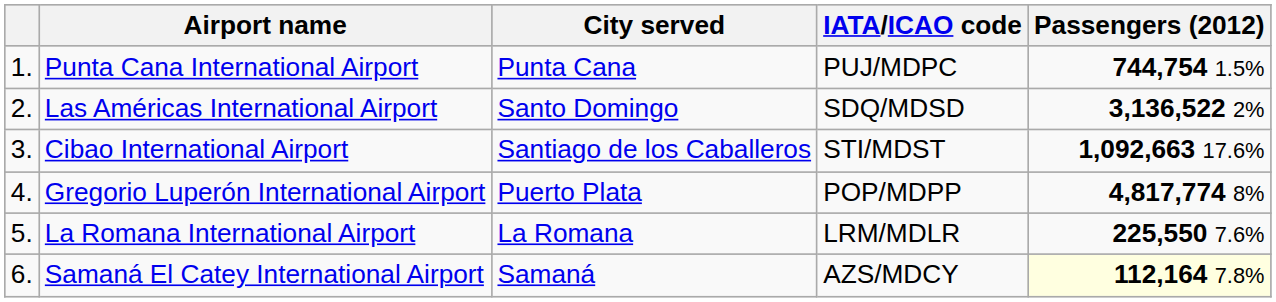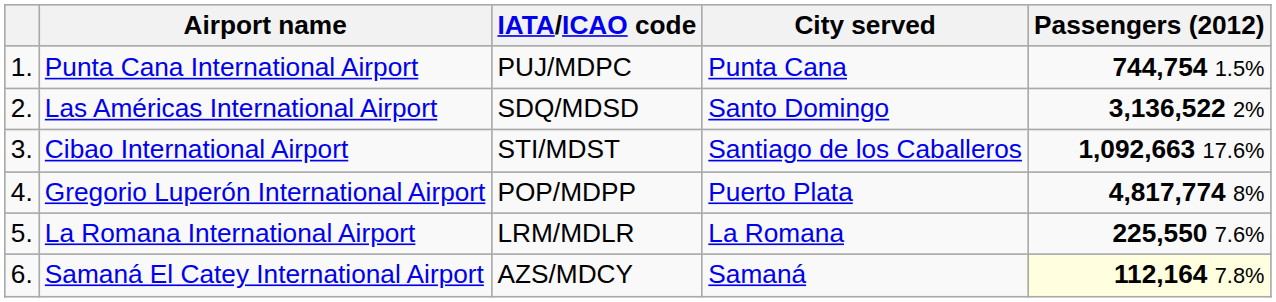columns swapped: (923, 25) <-> (654, 25)
